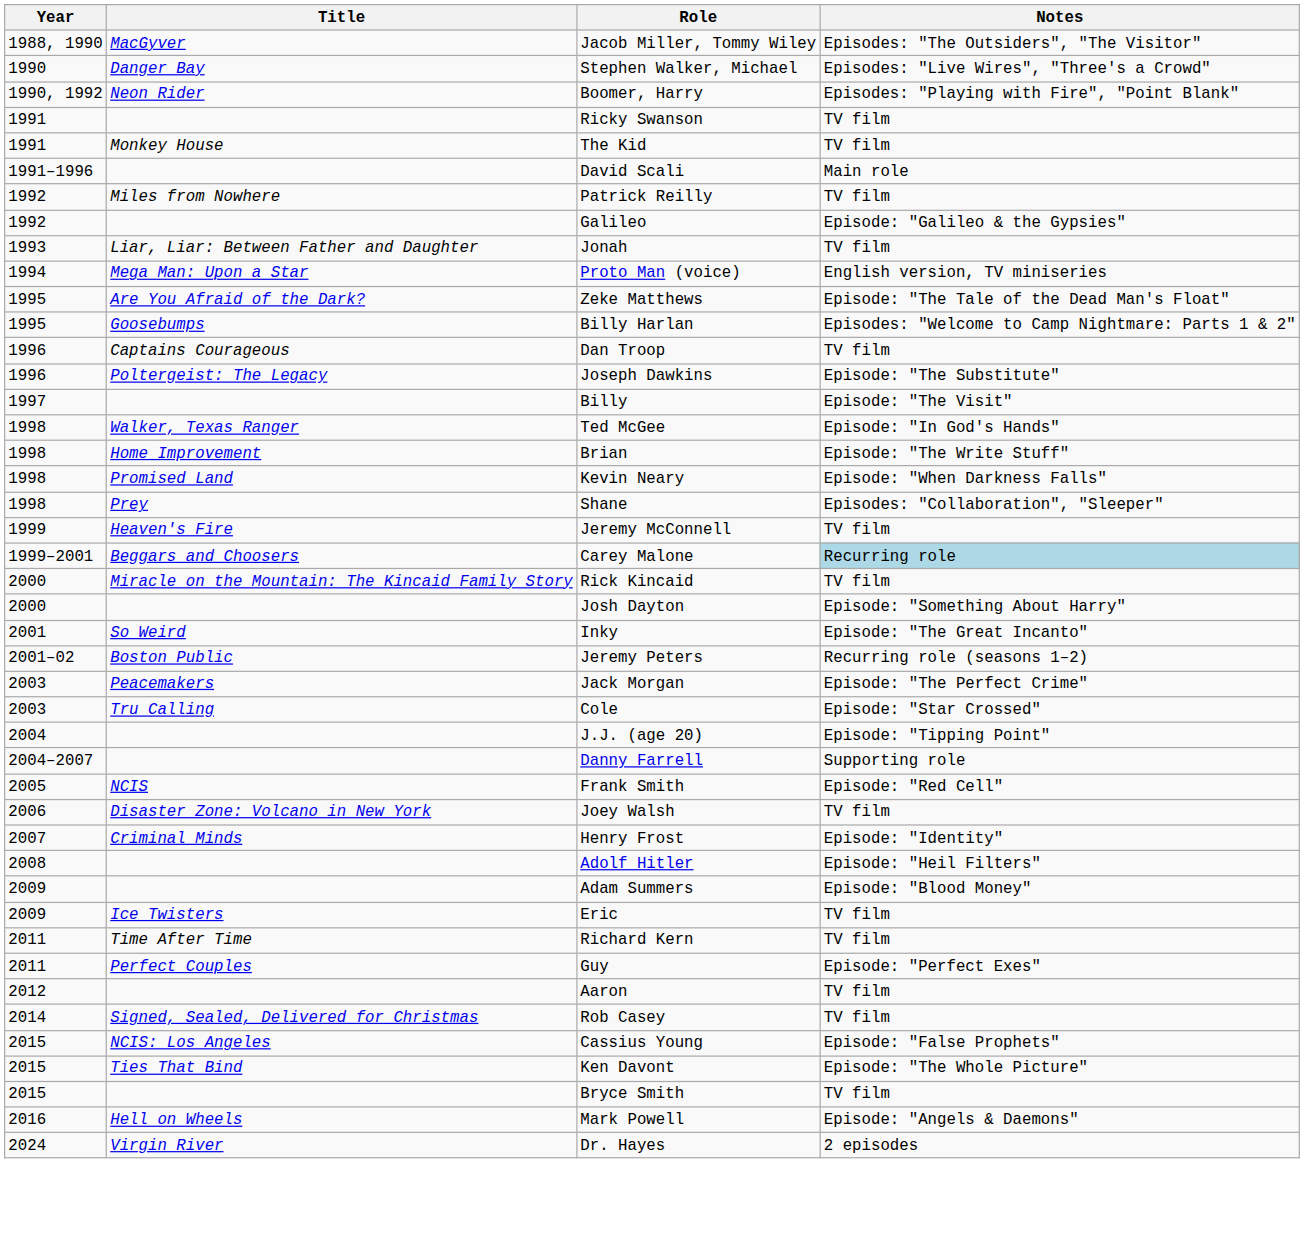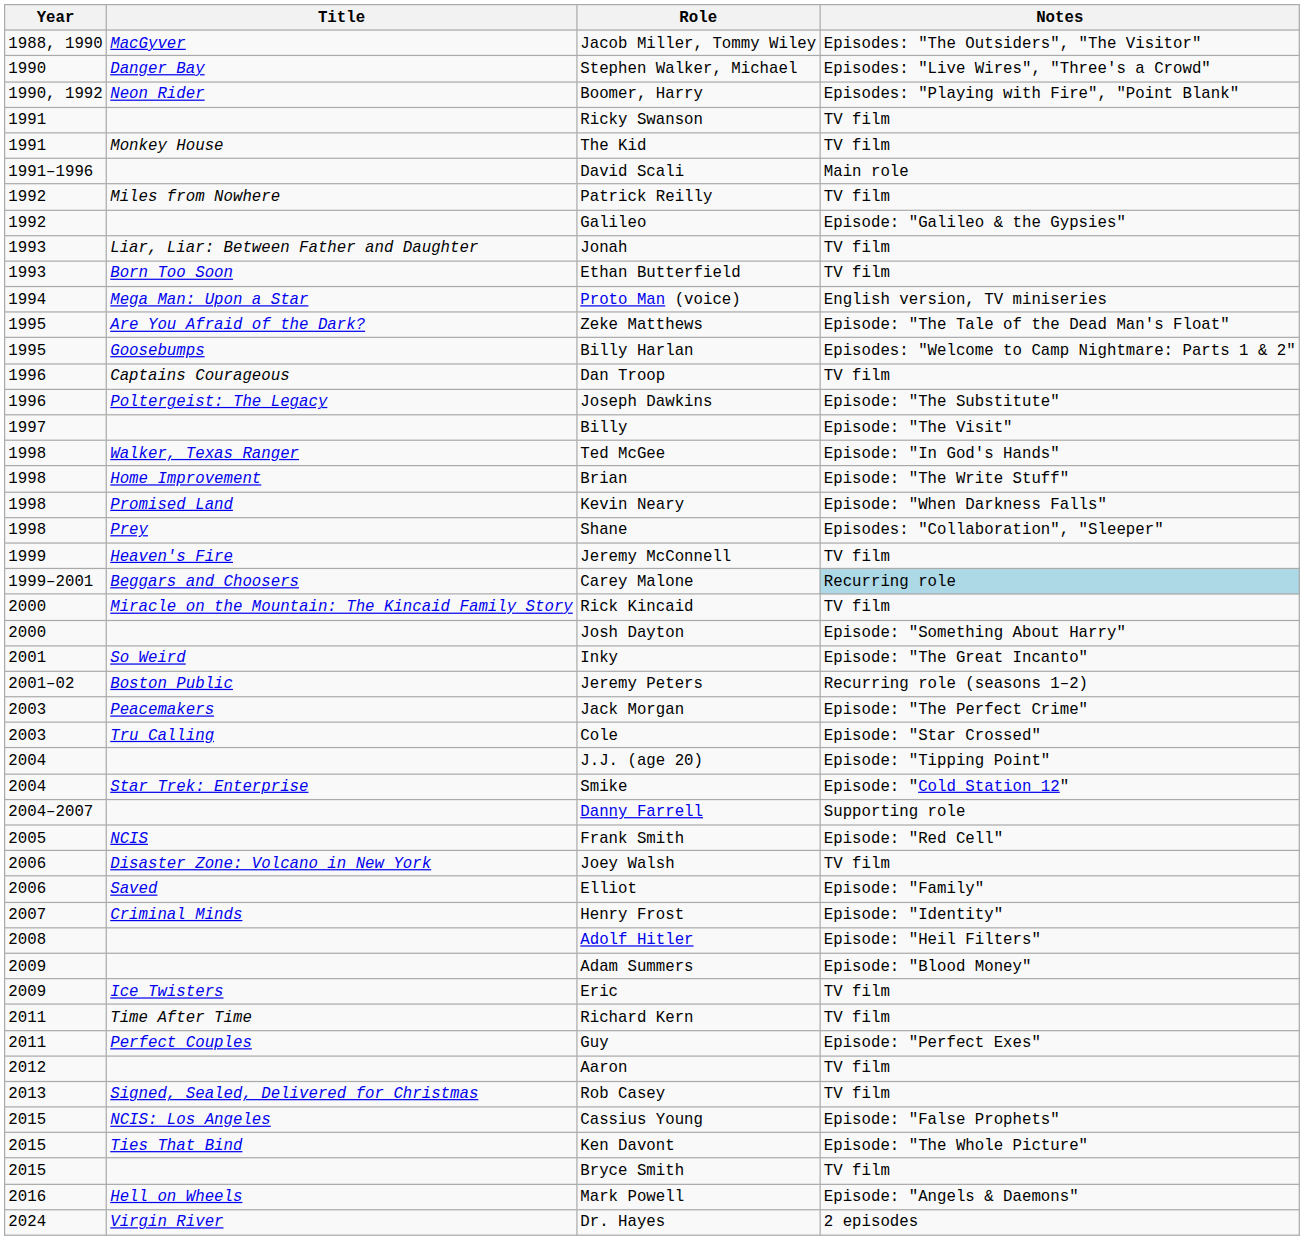+ row: (661, 274)
+ row: (604, 787)
+ row: (609, 889)
(27, 1017) 2014 -> (27, 1094) 2013
